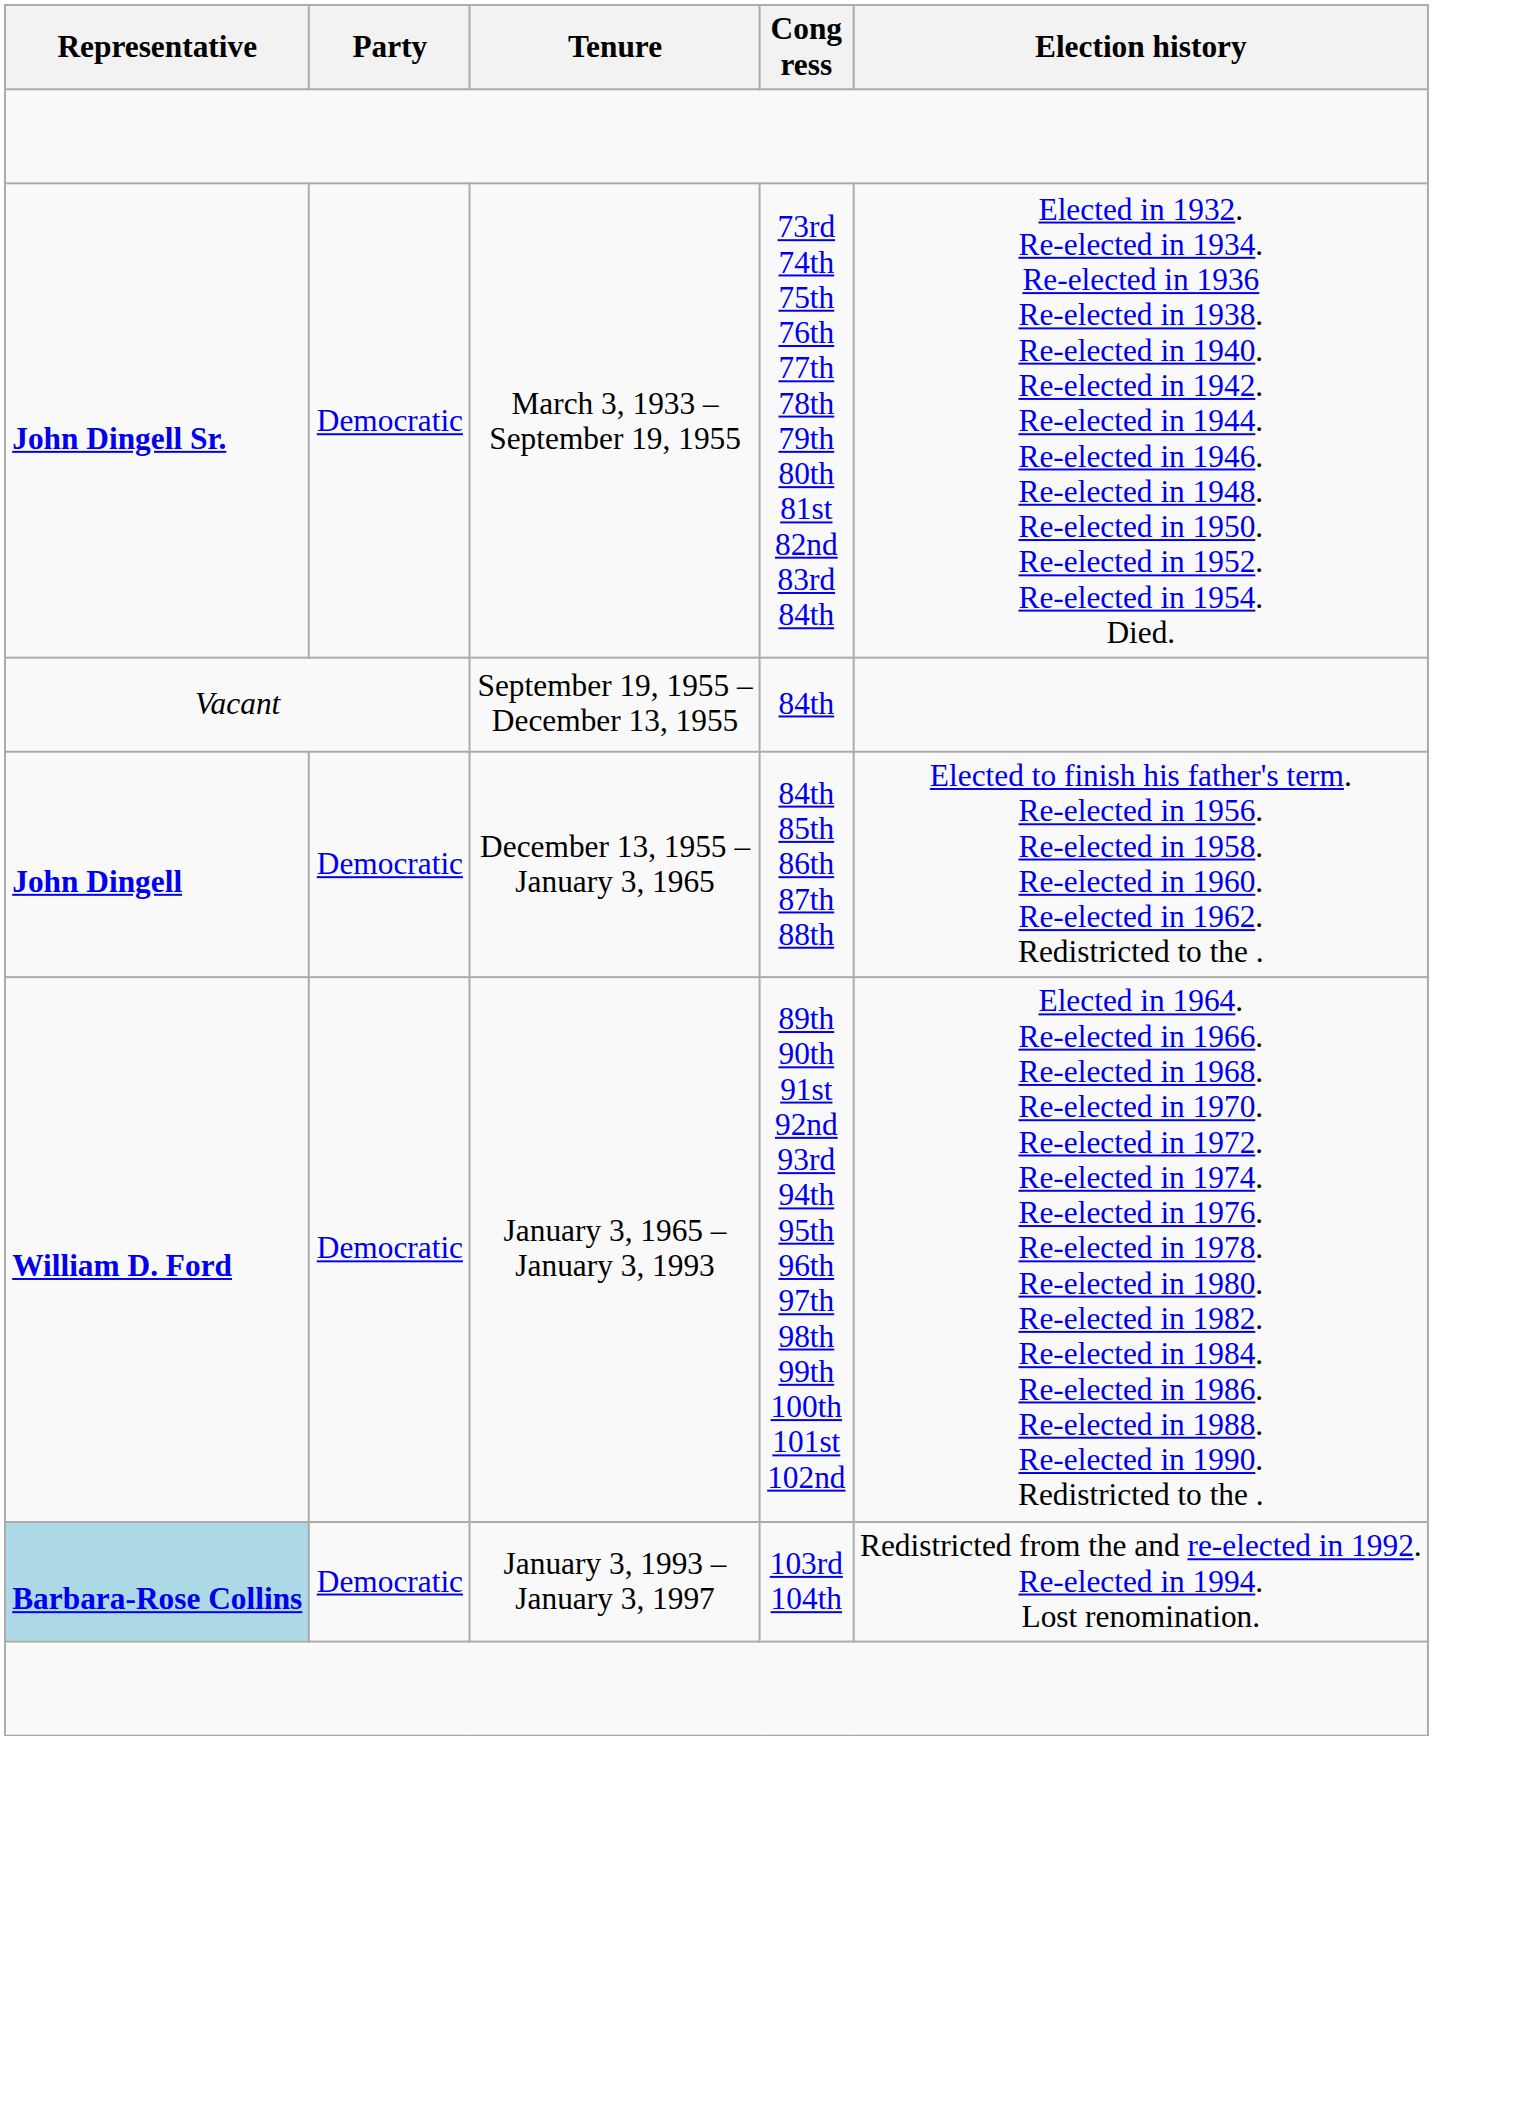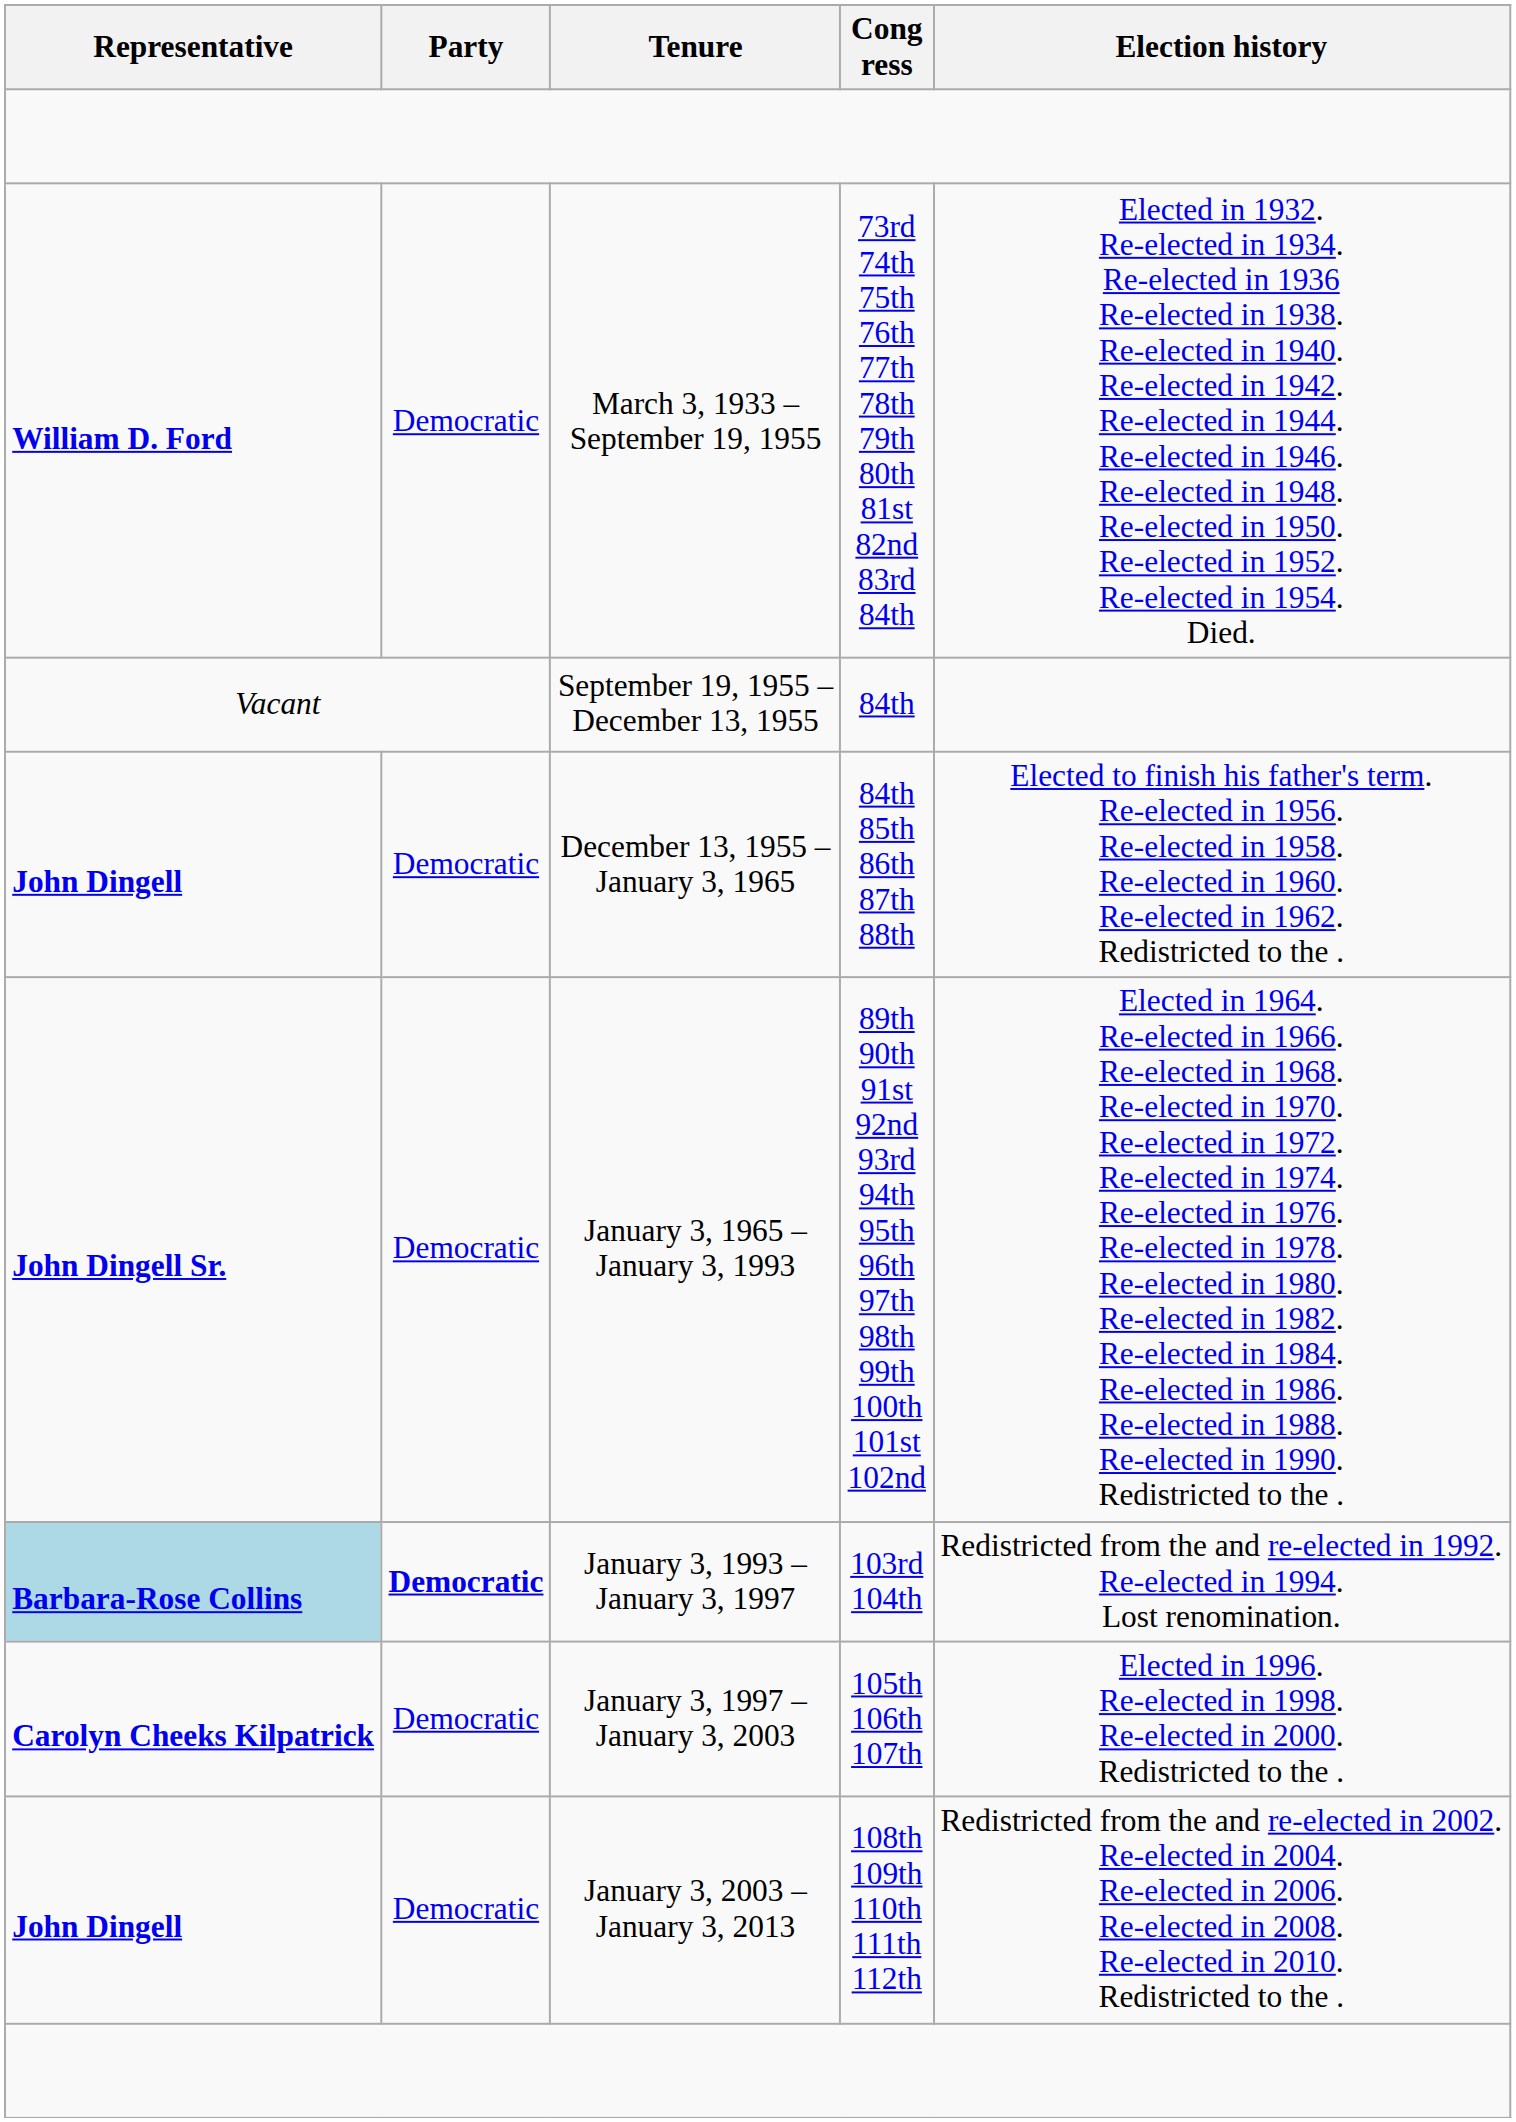(119, 437) John Dingell Sr. -> (122, 437) William D. Ford
(122, 1266) William D. Ford -> (119, 1266) John Dingell Sr.
(390, 1580) normal -> (466, 1580) bold
+ row: (696, 1718)
+ row: (696, 1909)
